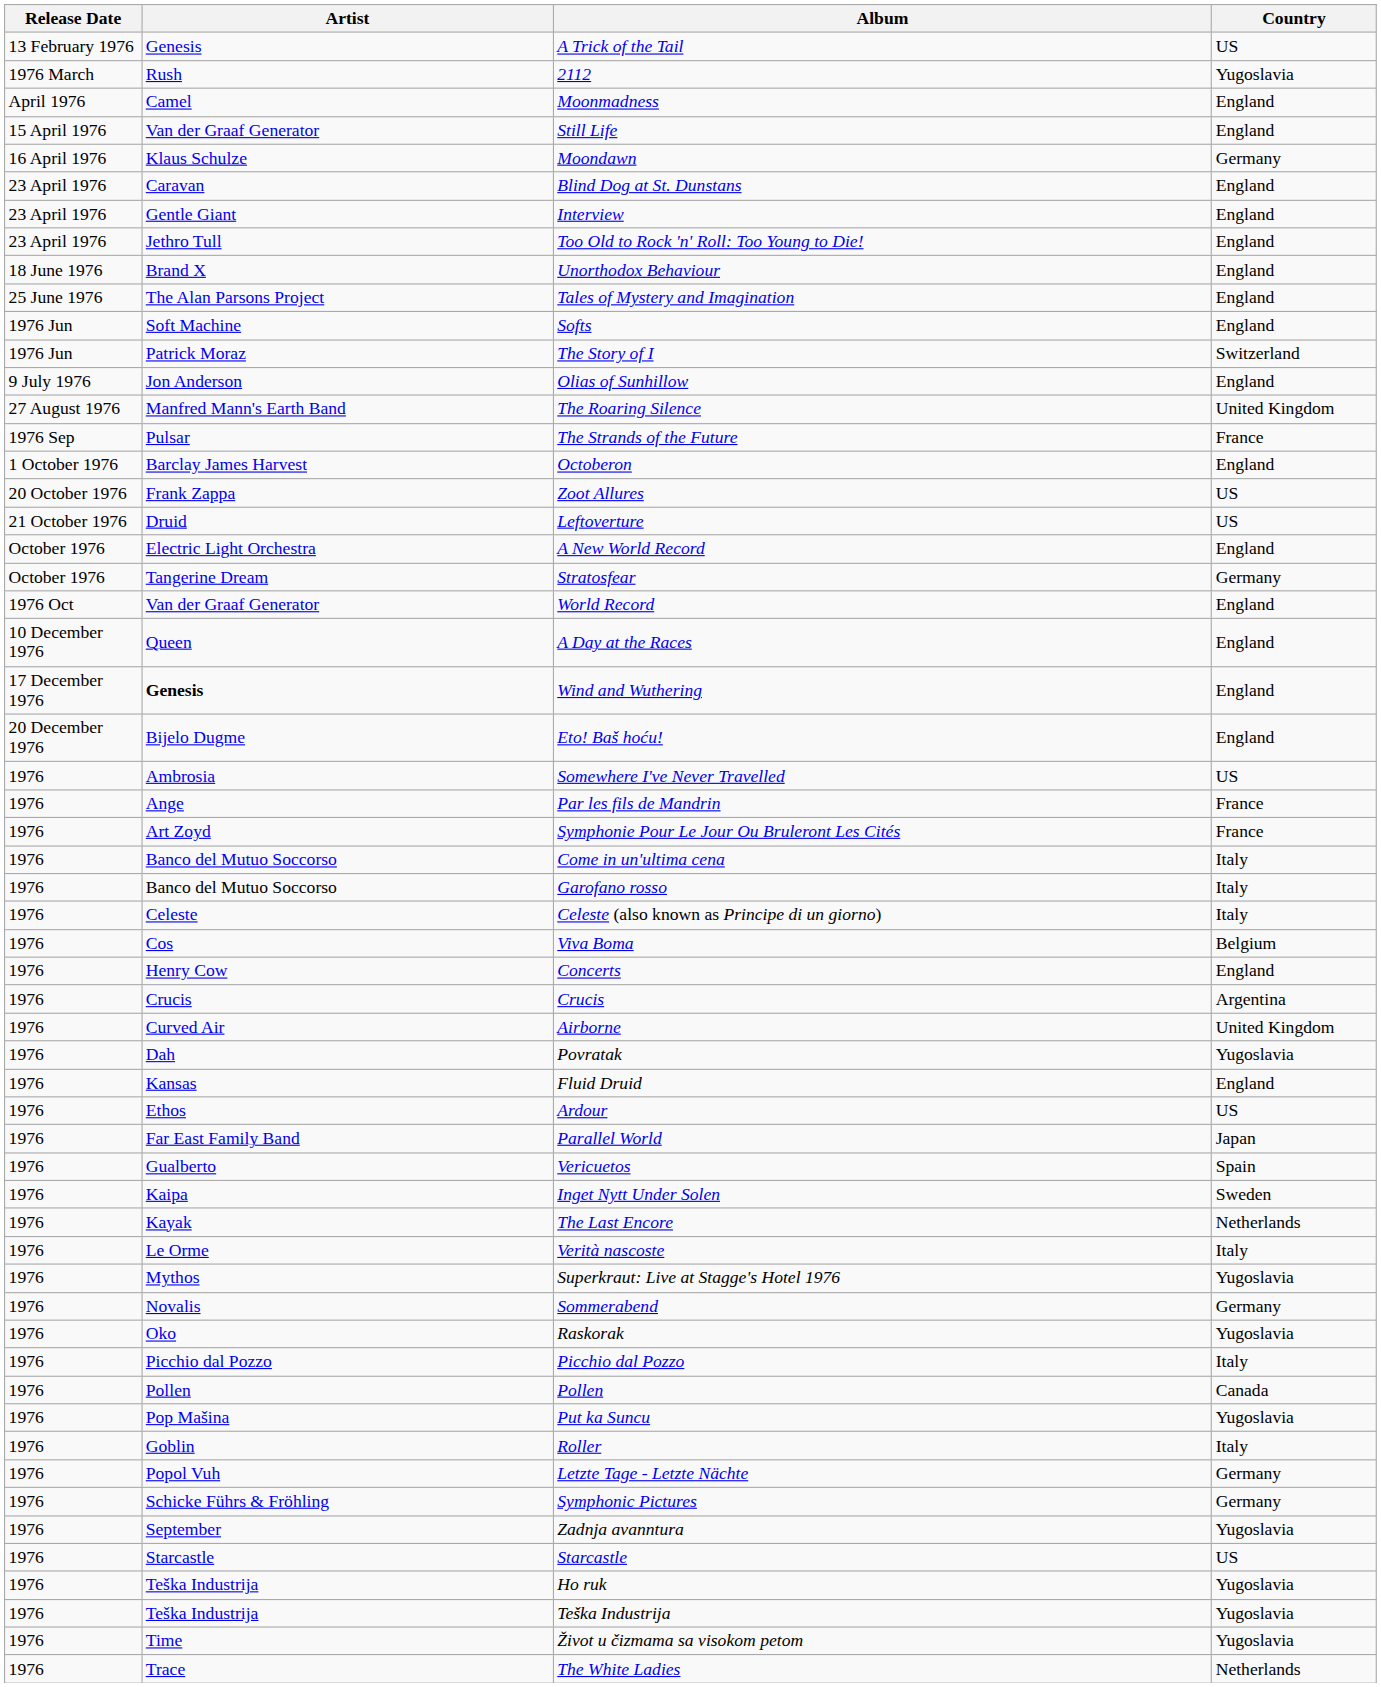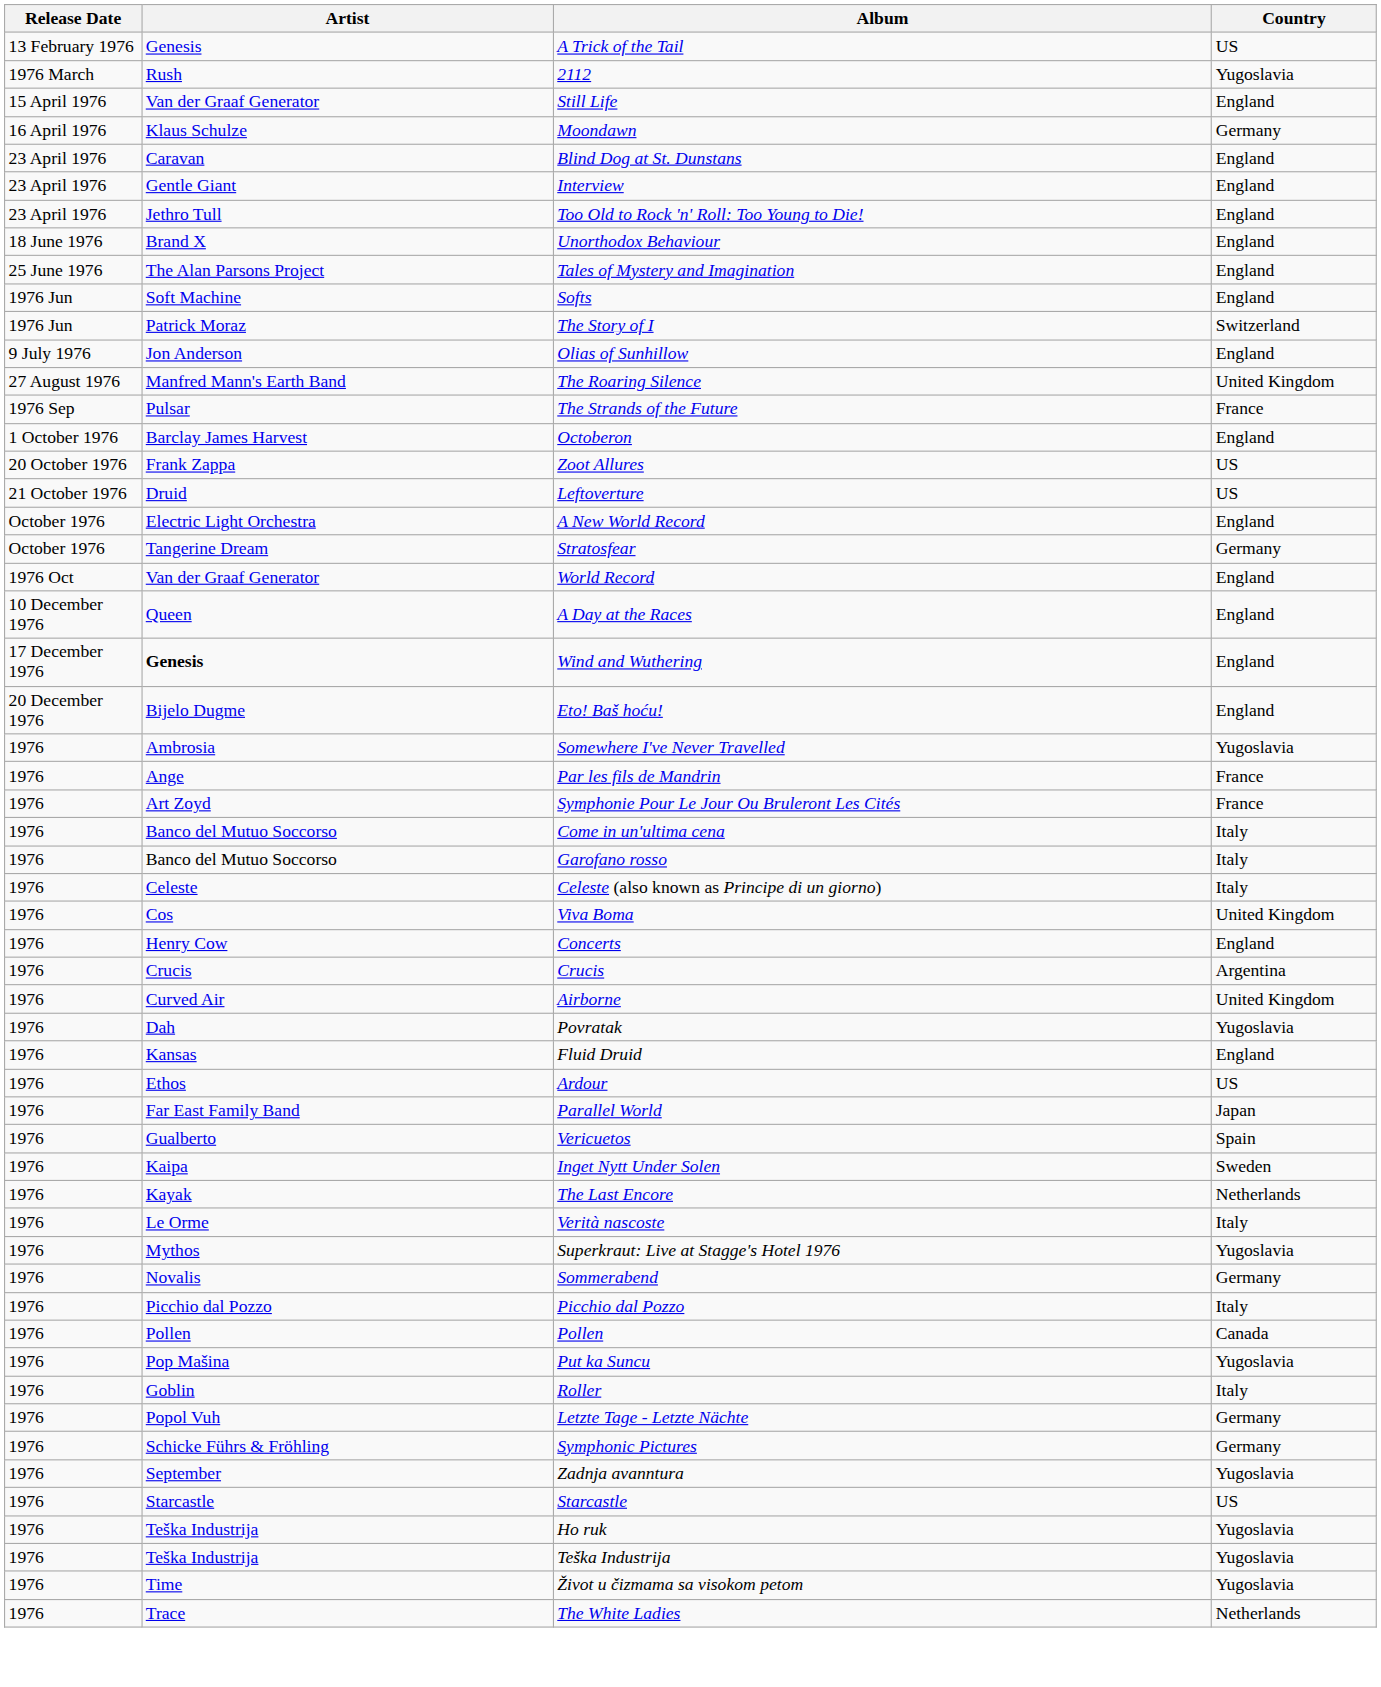- row: (608, 102)
(1227, 775) US -> (1255, 747) Yugoslavia
(1246, 943) Belgium -> (1275, 915) United Kingdom
- row: (591, 1333)
